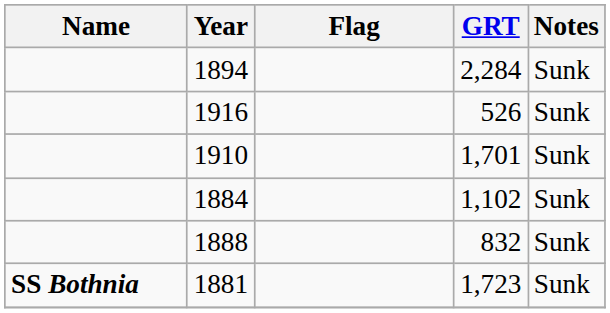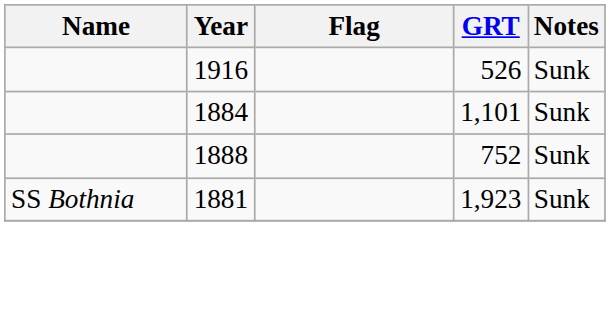- row: (221, 69)
- row: (221, 155)
(491, 198) 1,102 -> (491, 112) 1,101
(501, 241) 832 -> (501, 155) 752
(75, 284) bold -> (73, 198) normal
(491, 284) 1,723 -> (491, 198) 1,923
